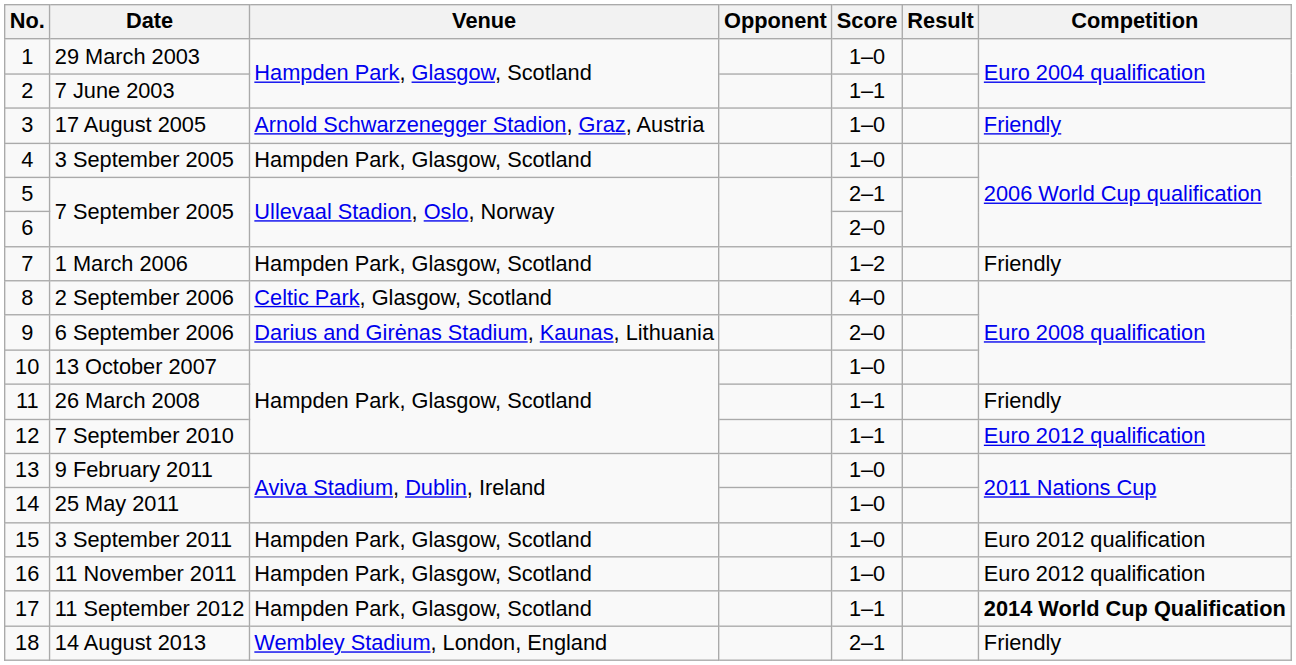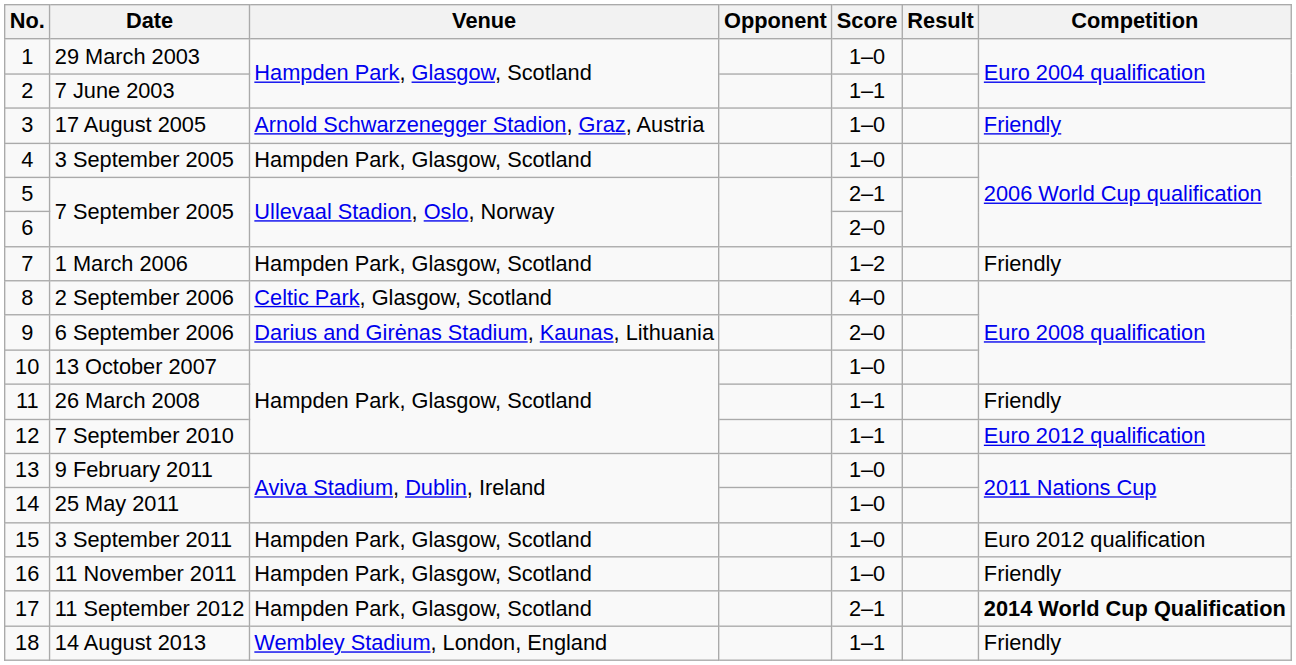(1095, 573) Euro 2012 qualification -> (1023, 573) Friendly
(867, 608) 1–1 -> (867, 608) 2–1
(867, 642) 2–1 -> (867, 642) 1–1
